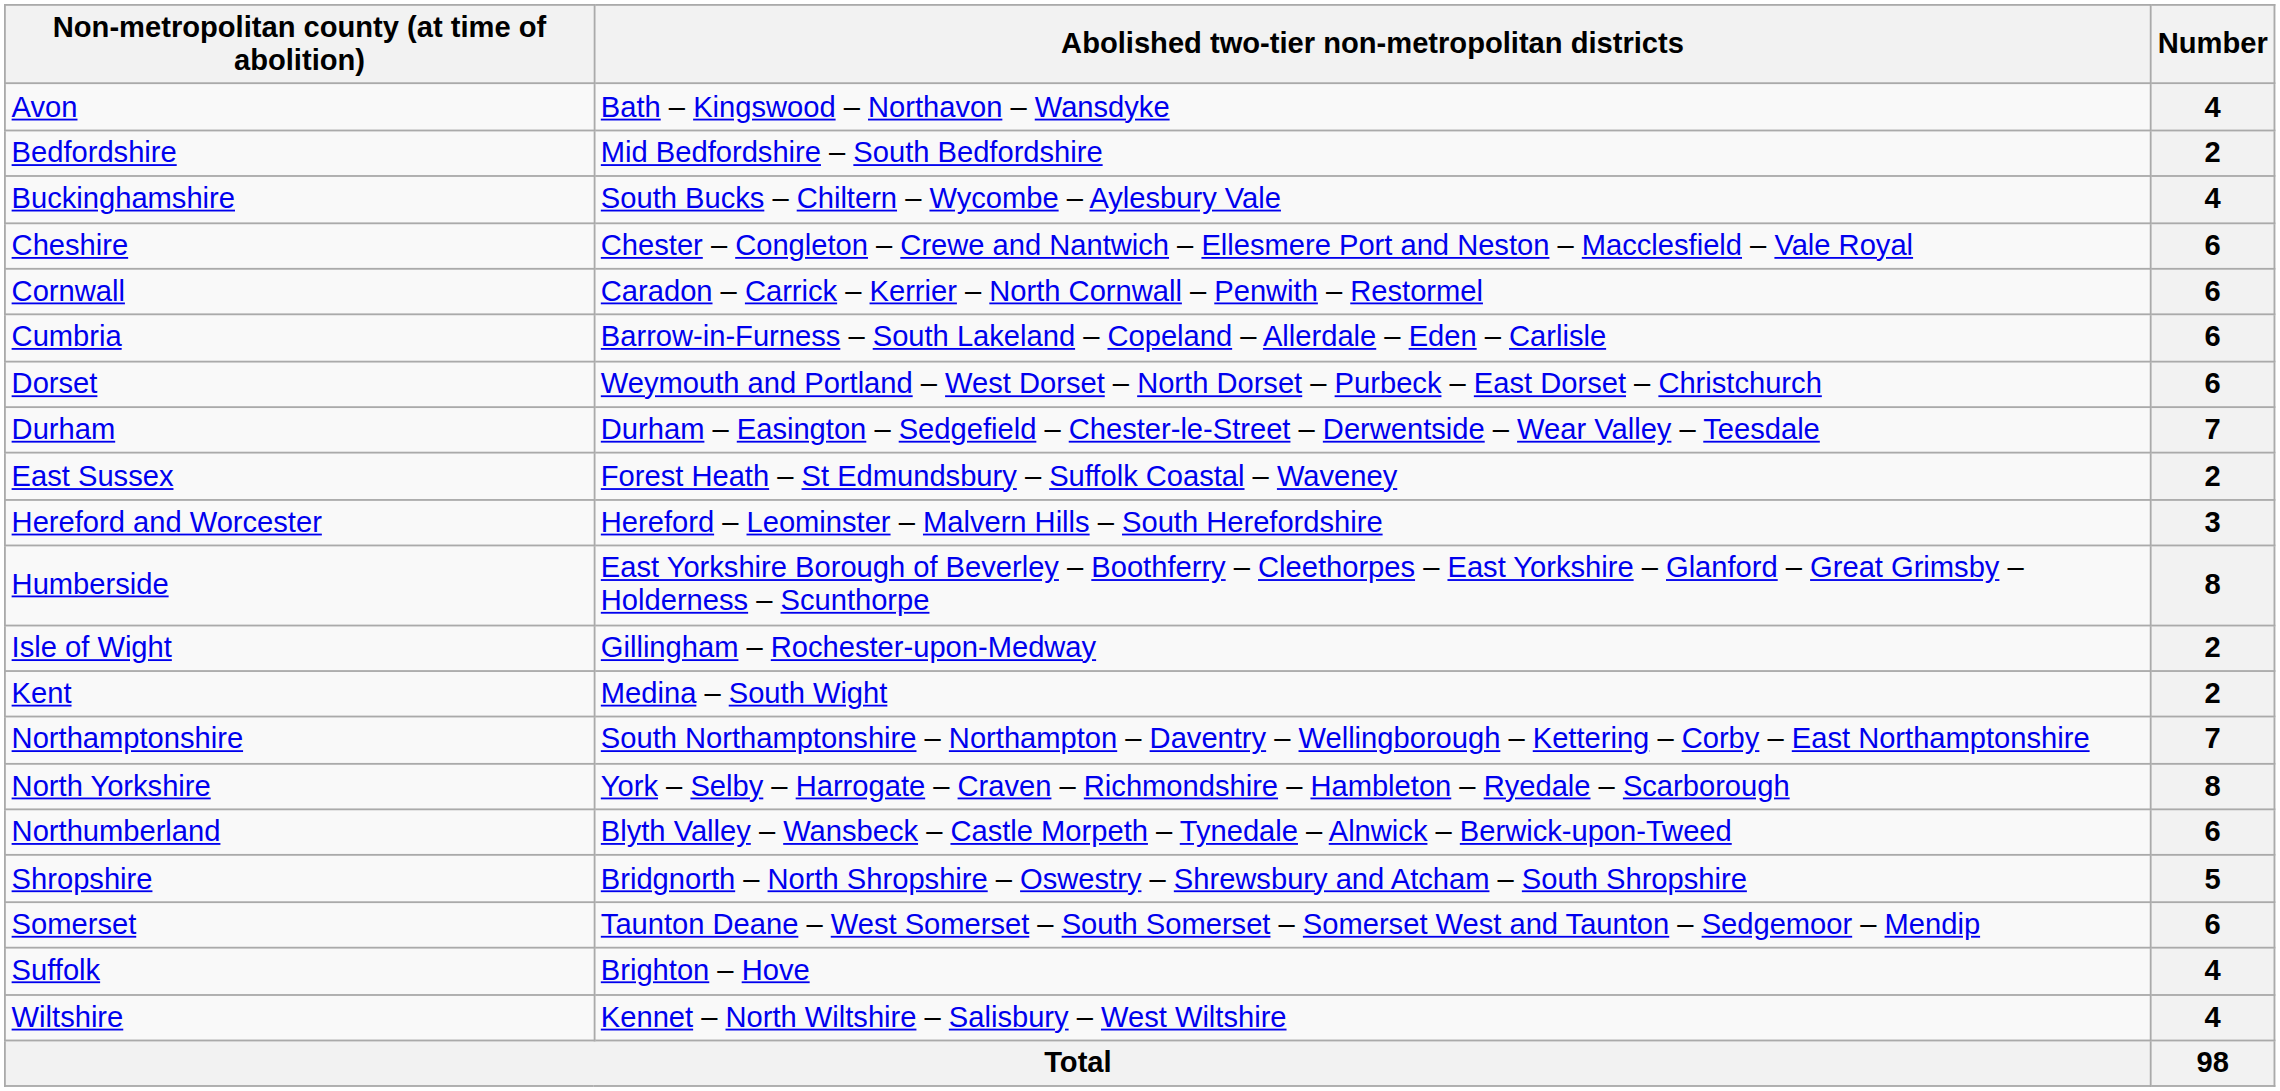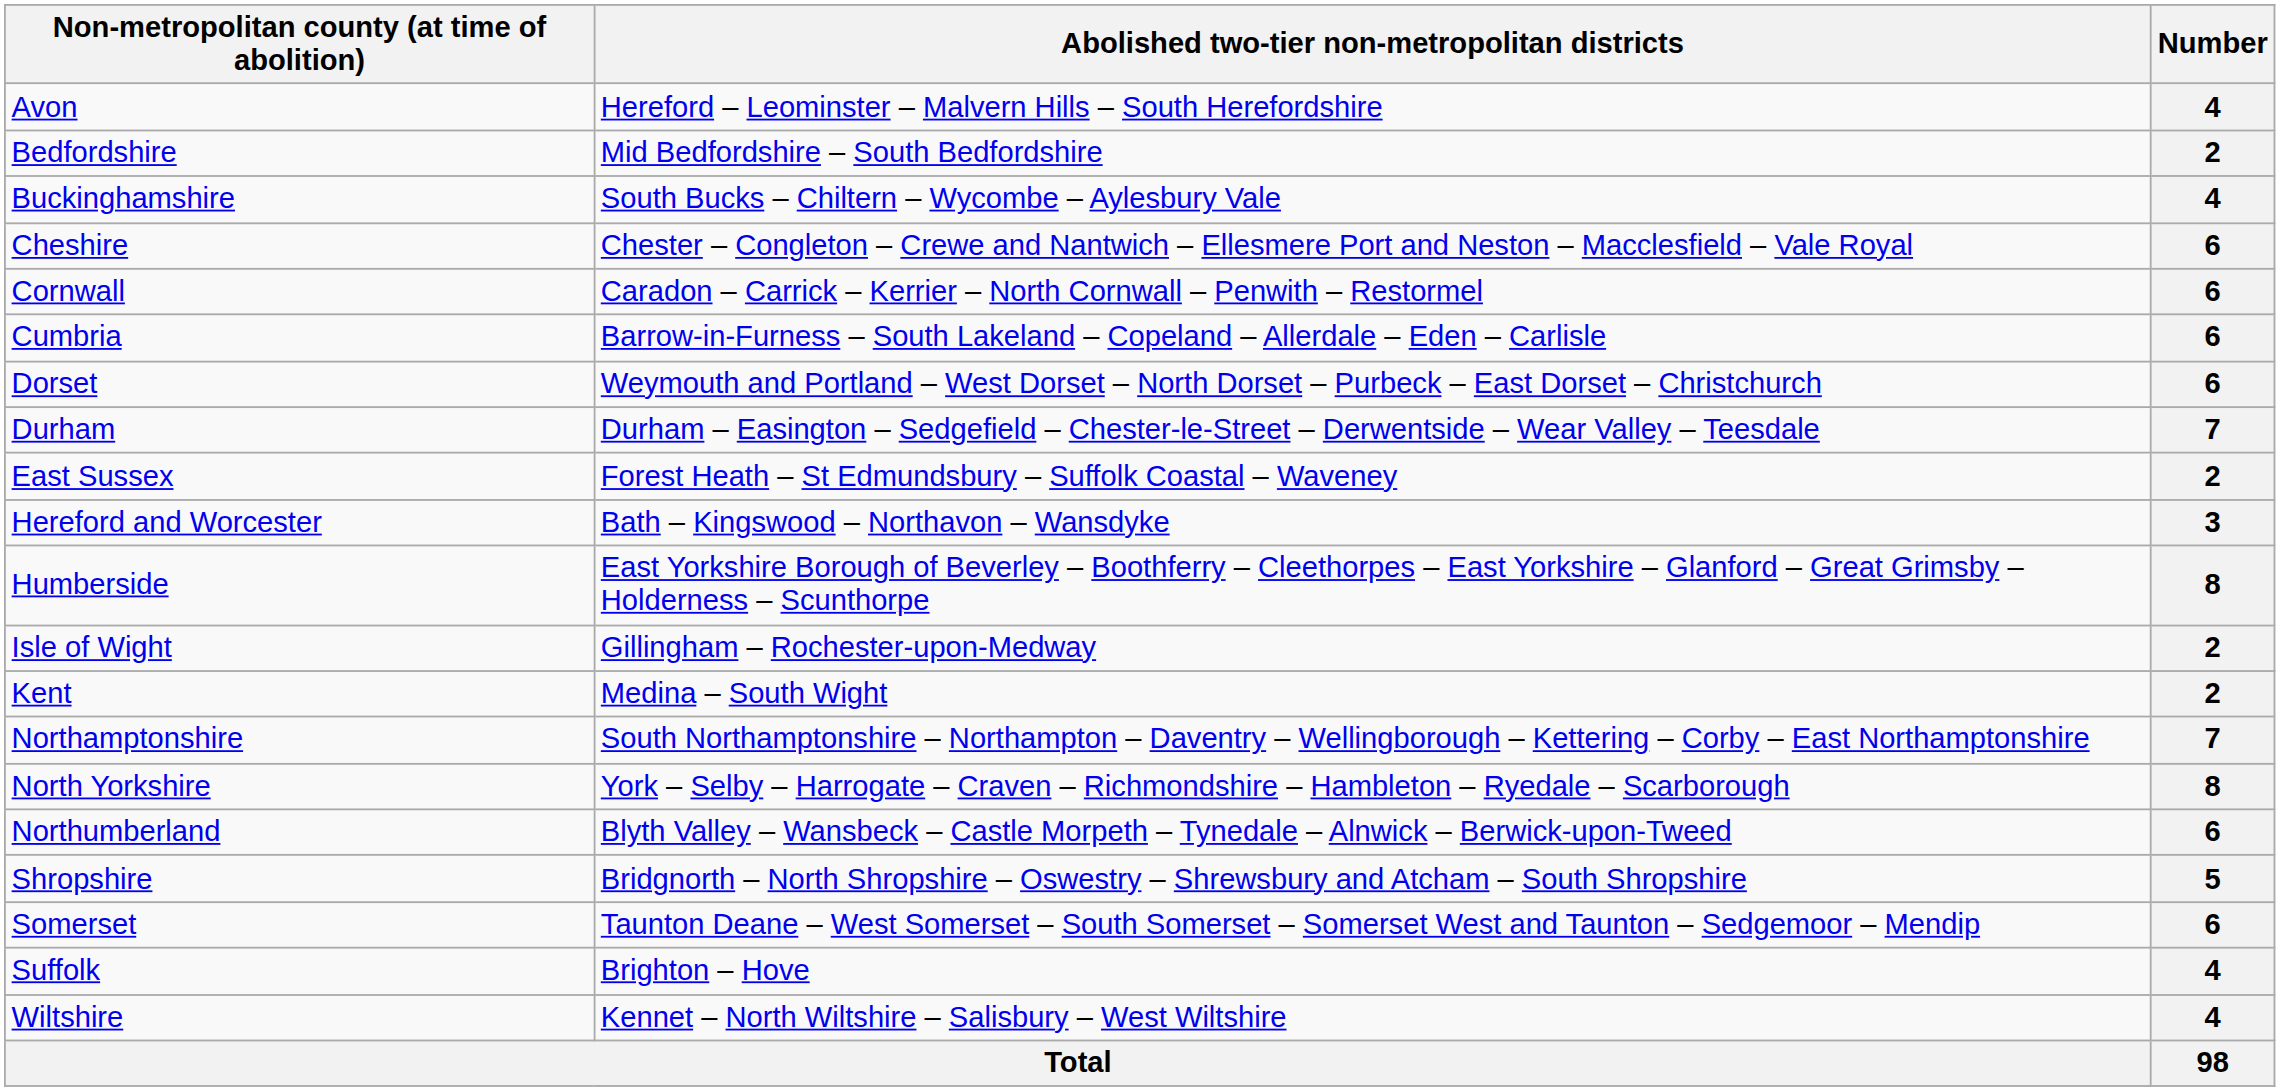(885, 106) Bath – Kingswood – Northavon – Wansdyke -> (992, 106) Hereford – Leominster – Malvern Hills – South Herefordshire
(992, 522) Hereford – Leominster – Malvern Hills – South Herefordshire -> (885, 522) Bath – Kingswood – Northavon – Wansdyke
